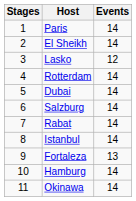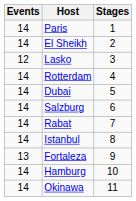columns swapped: (23, 12) <-> (113, 12)
